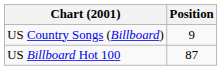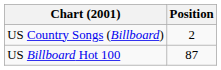(192, 34) 9 -> (192, 34) 2
